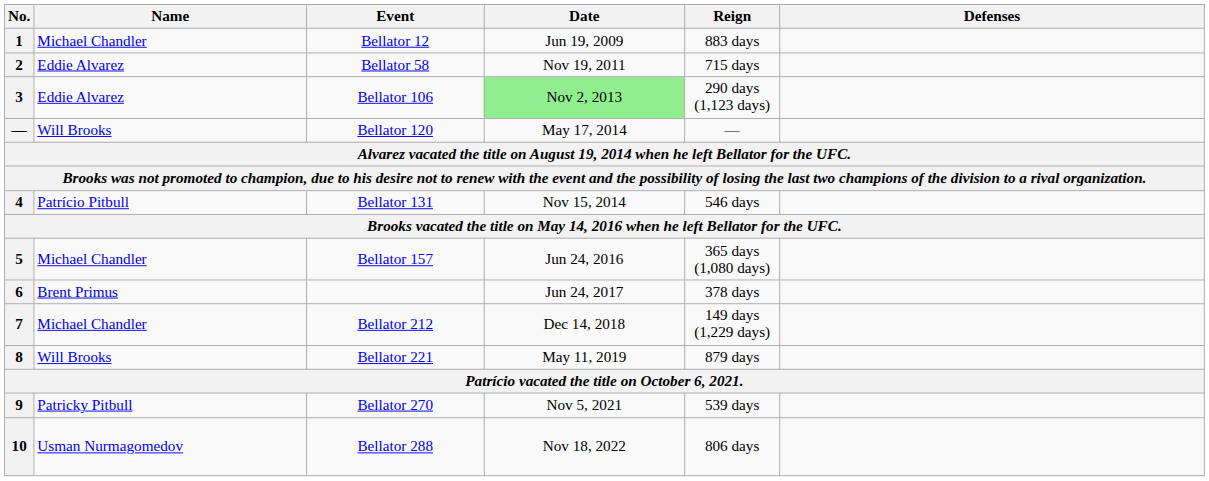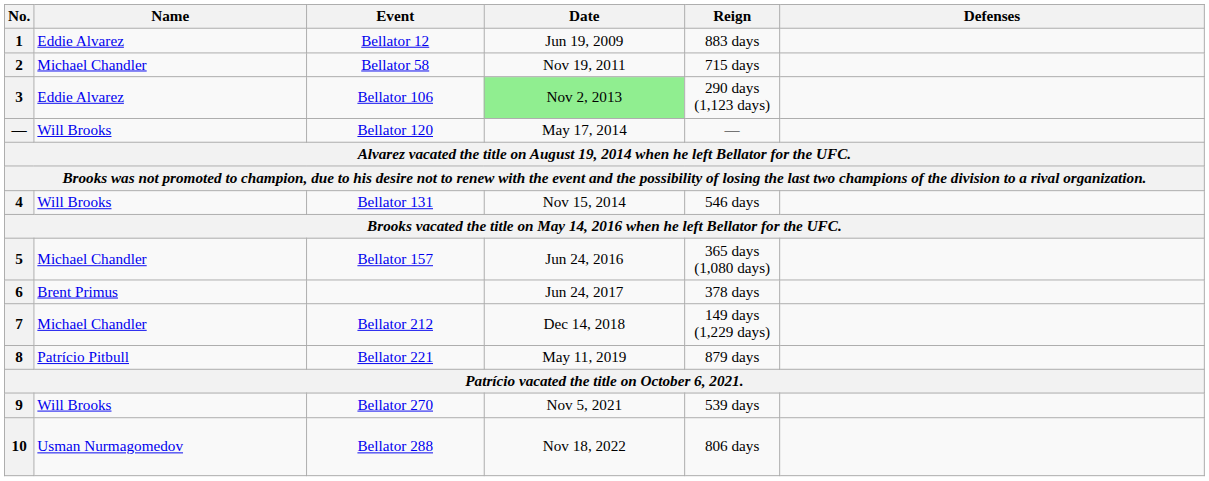(92, 40) Michael Chandler -> (81, 40) Eddie Alvarez
(81, 64) Eddie Alvarez -> (92, 64) Michael Chandler
(83, 202) Patrício Pitbull -> (74, 202) Will Brooks
(74, 357) Will Brooks -> (83, 357) Patrício Pitbull
(85, 405) Patricky Pitbull -> (74, 405) Will Brooks
